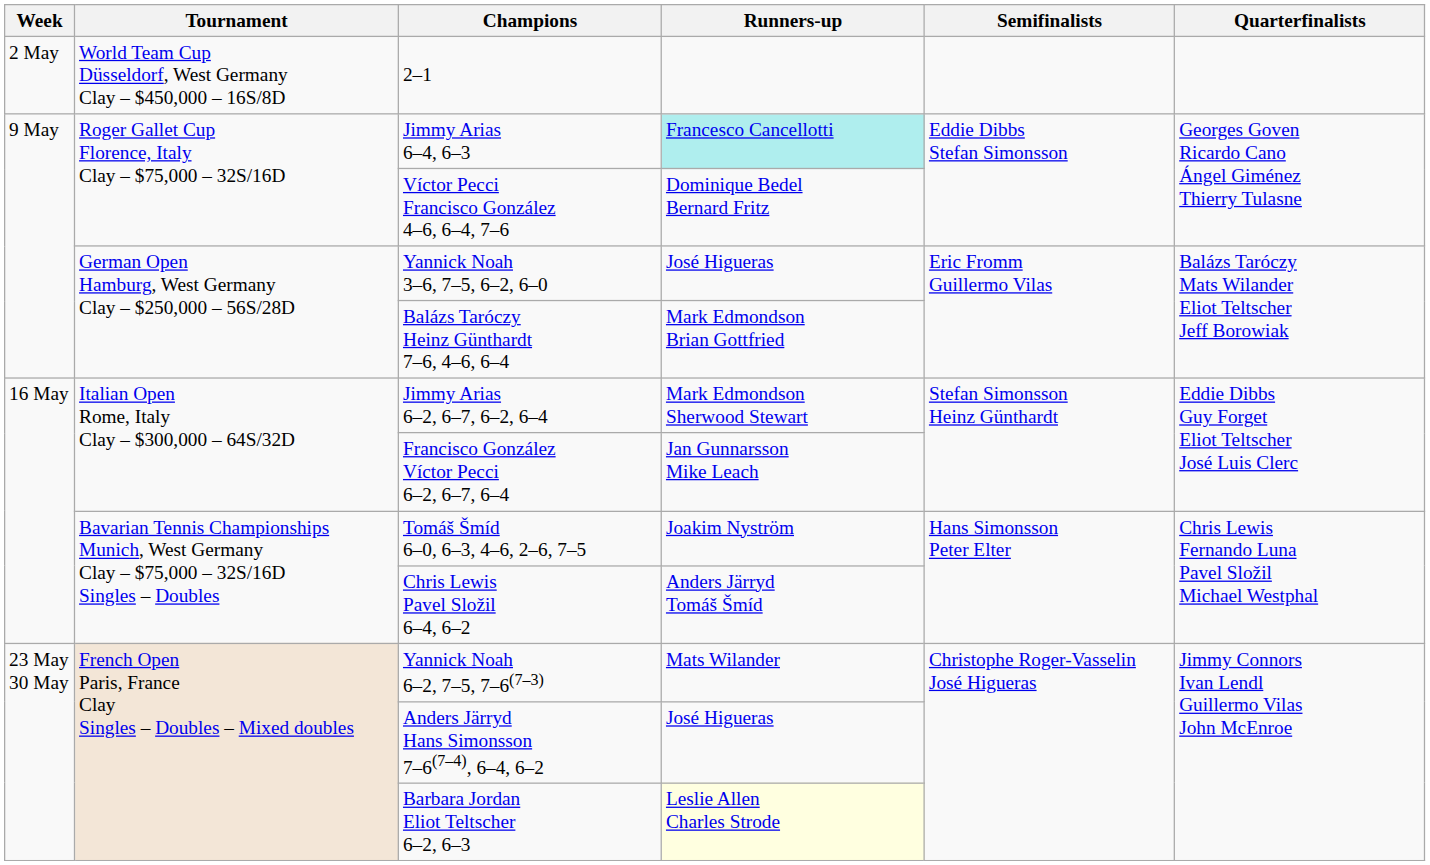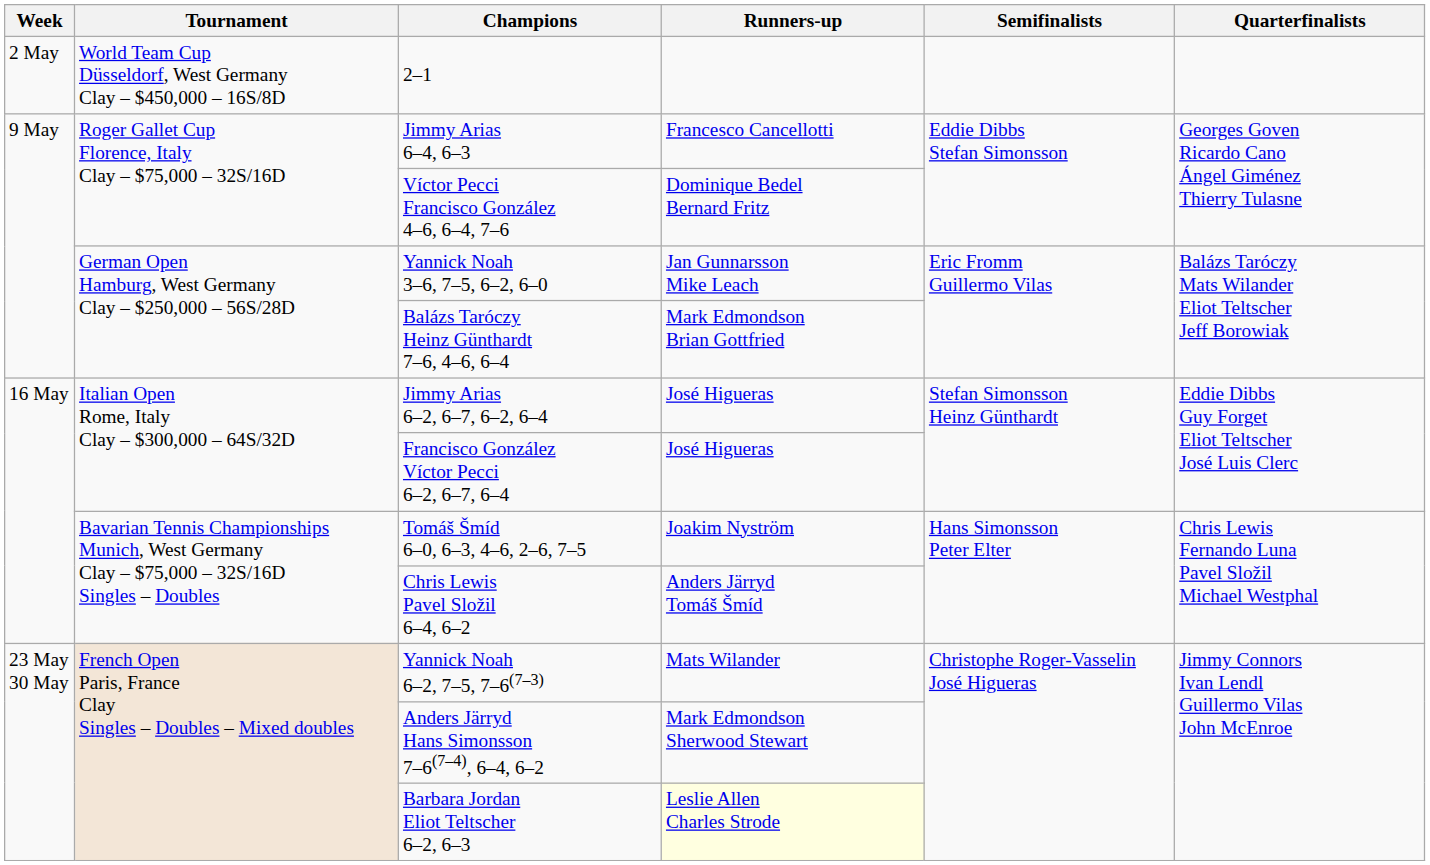(750, 129) paleturquoise background -> (750, 129) no background
(720, 262) José Higueras -> (727, 273) Jan Gunnarsson Mike Leach
(737, 405) Mark Edmondson Sherwood Stewart -> (720, 394) José Higueras
(727, 460) Jan Gunnarsson Mike Leach -> (720, 449) José Higueras
(720, 717) José Higueras -> (737, 728) Mark Edmondson Sherwood Stewart
